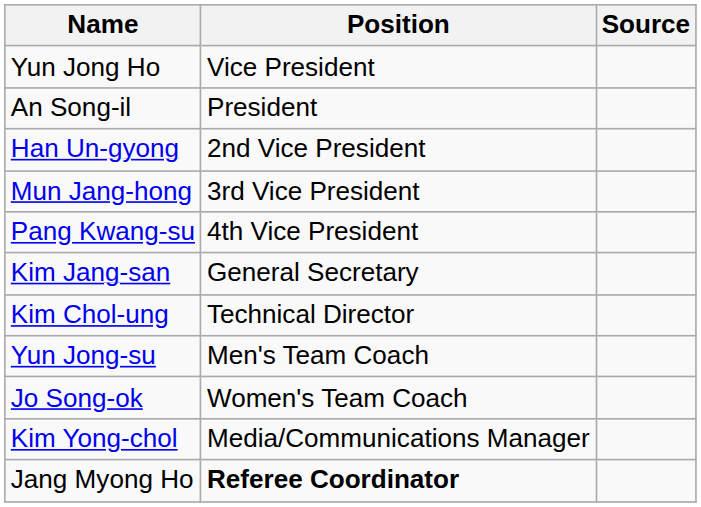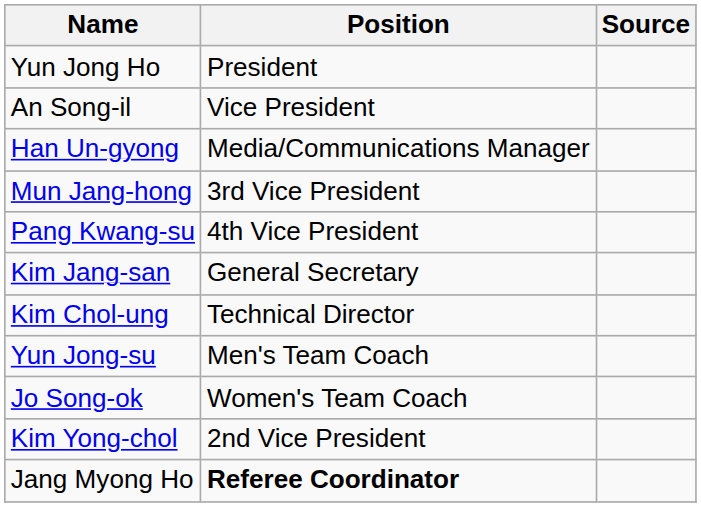(291, 66) Vice President -> (262, 66) President
(262, 107) President -> (291, 107) Vice President
(316, 149) 2nd Vice President -> (398, 149) Media/Communications Manager
(398, 438) Media/Communications Manager -> (316, 438) 2nd Vice President
